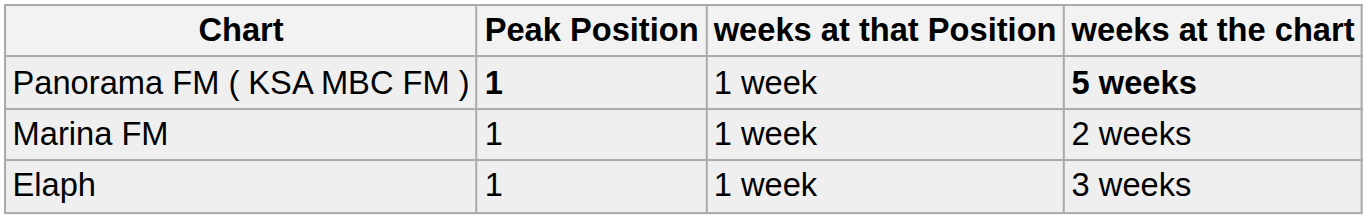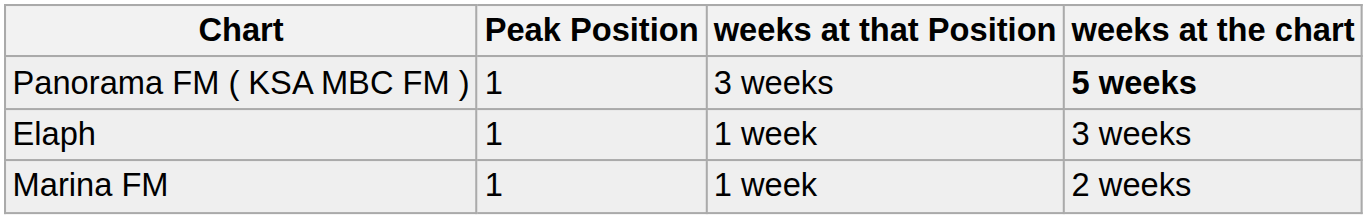(494, 82) bold -> (494, 82) normal
(765, 82) 1 week -> (774, 82) 3 weeks
rows swapped: (54, 185) <-> (91, 133)
